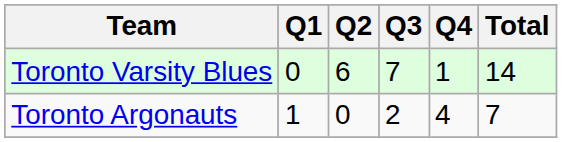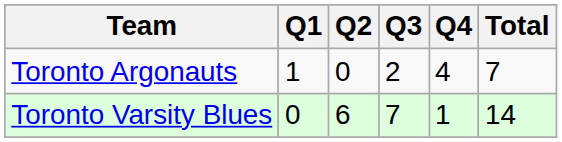rows swapped: (124, 114) <-> (142, 70)
